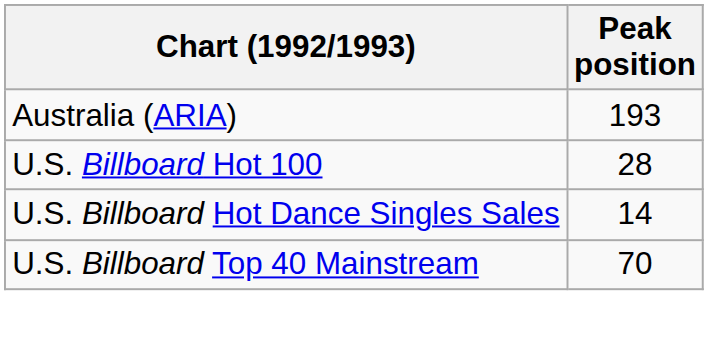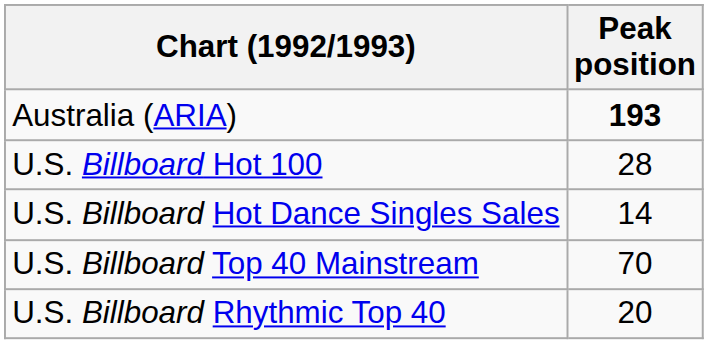(635, 114) normal -> (635, 114) bold
+ row: (229, 313)
